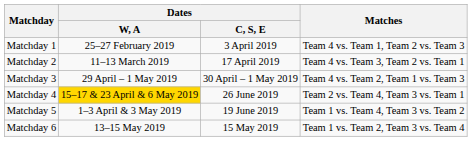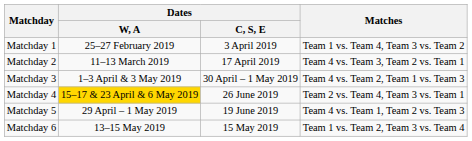(384, 45) Team 4 vs. Team 1, Team 2 vs. Team 3 -> (384, 45) Team 1 vs. Team 4, Team 3 vs. Team 2
(130, 78) 29 April – 1 May 2019 -> (130, 78) 1–3 April & 3 May 2019
(130, 111) 1–3 April & 3 May 2019 -> (130, 111) 29 April – 1 May 2019
(384, 111) Team 1 vs. Team 4, Team 3 vs. Team 2 -> (384, 111) Team 4 vs. Team 1, Team 2 vs. Team 3
